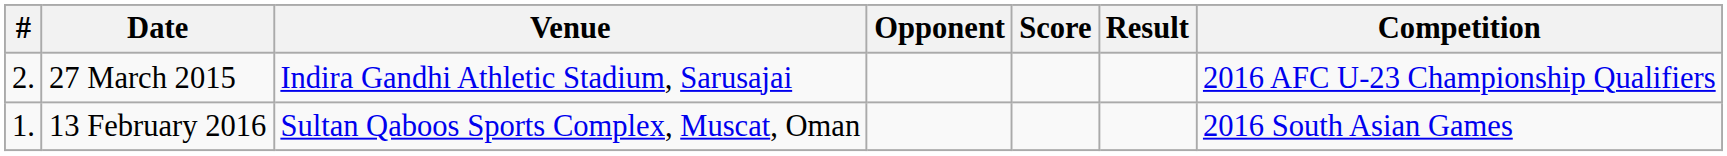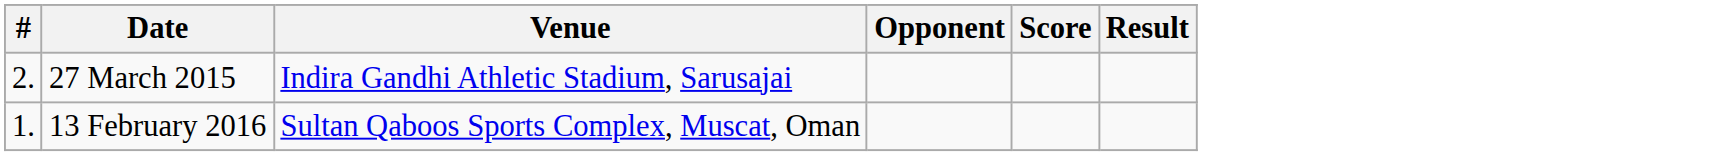- column: (1459, 28)
